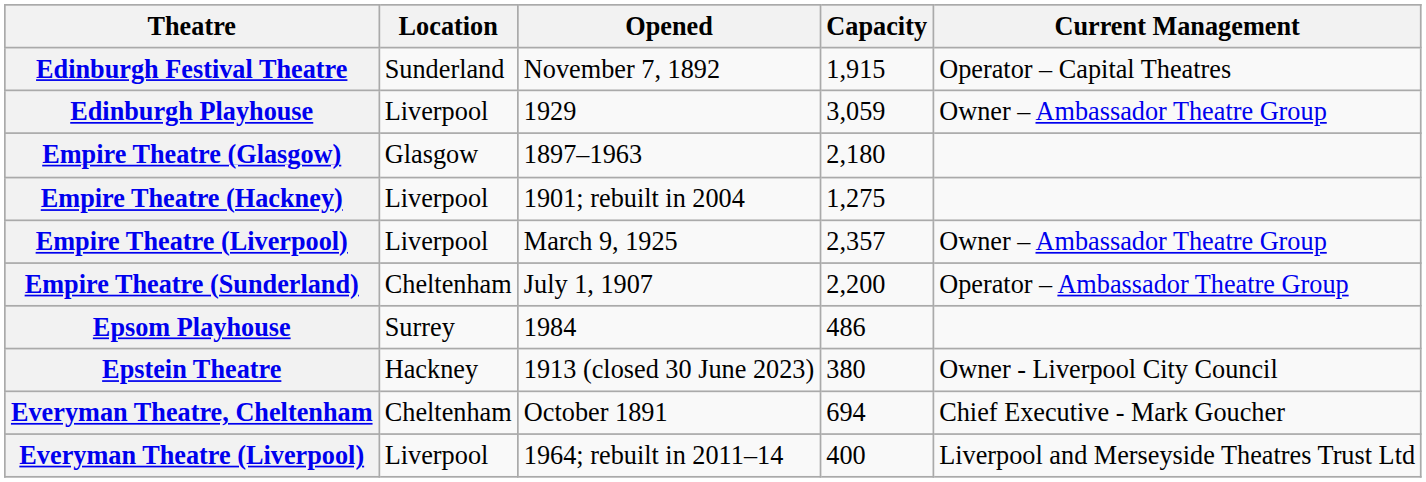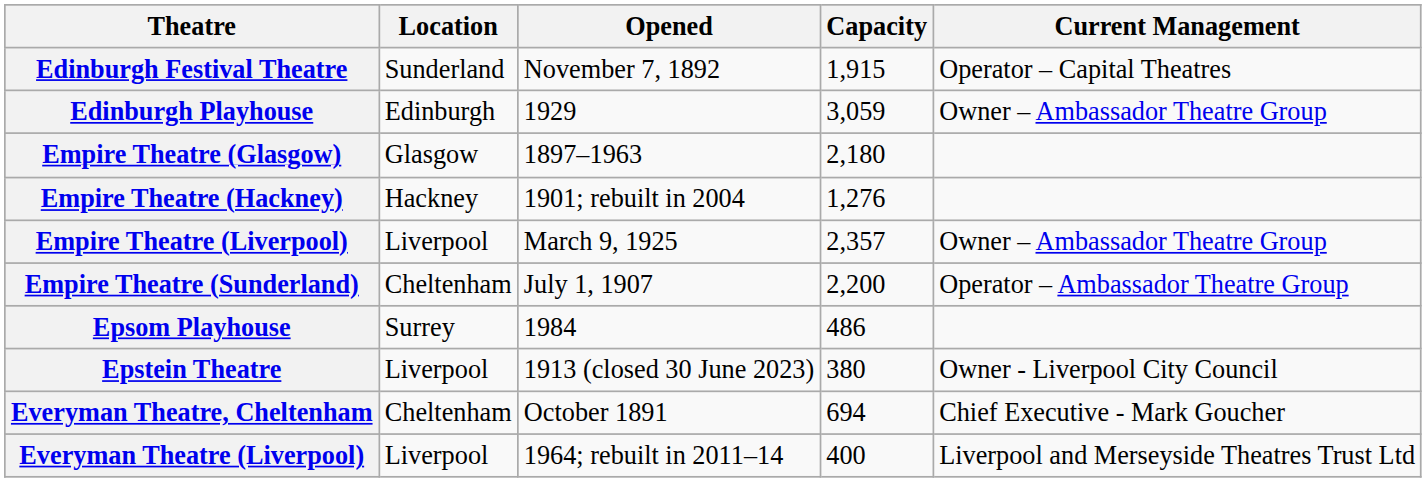(437, 112) Liverpool -> (440, 112) Edinburgh
(437, 198) Liverpool -> (431, 198) Hackney
(856, 198) 1,275 -> (856, 198) 1,276
(431, 370) Hackney -> (437, 370) Liverpool
